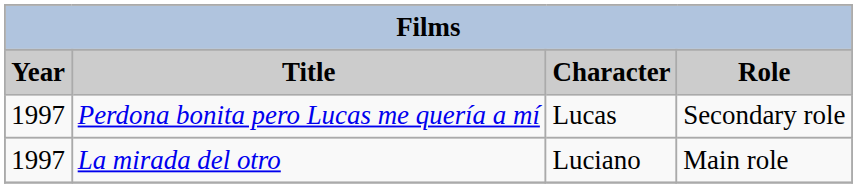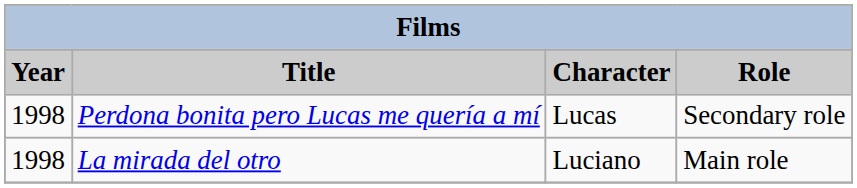(38, 115) 1997 -> (38, 115) 1998
(38, 160) 1997 -> (38, 160) 1998
